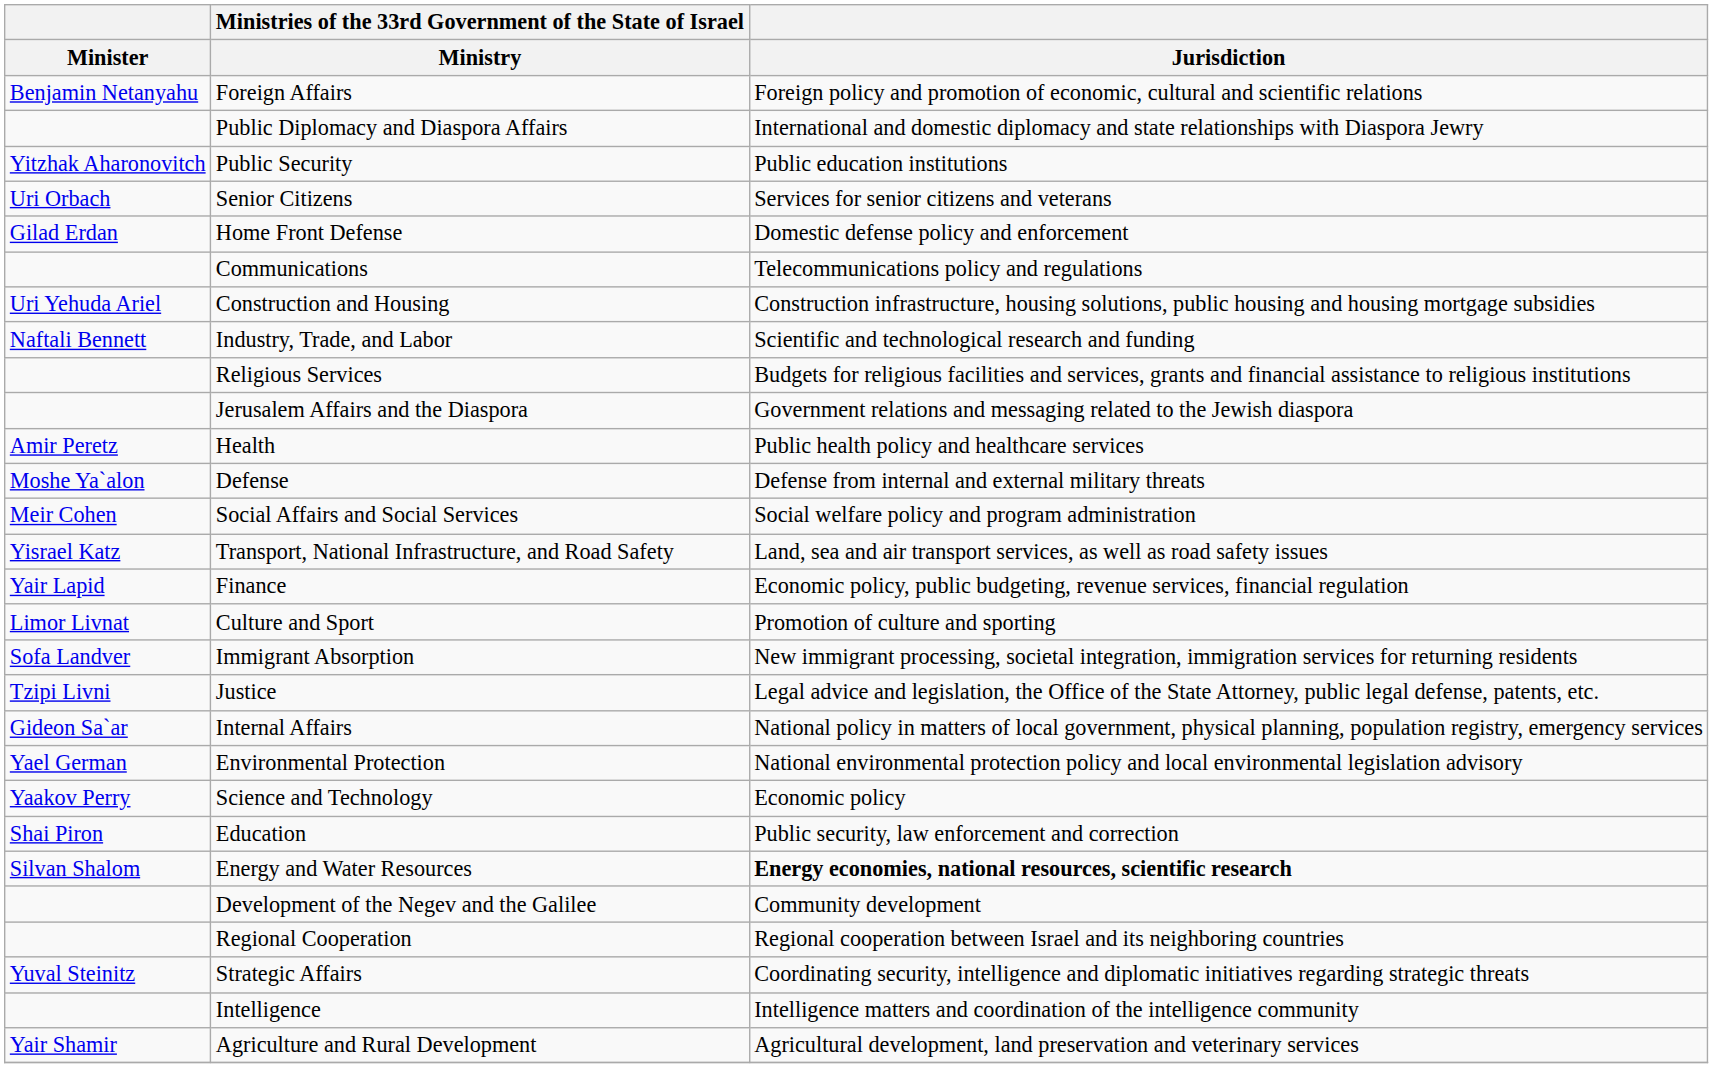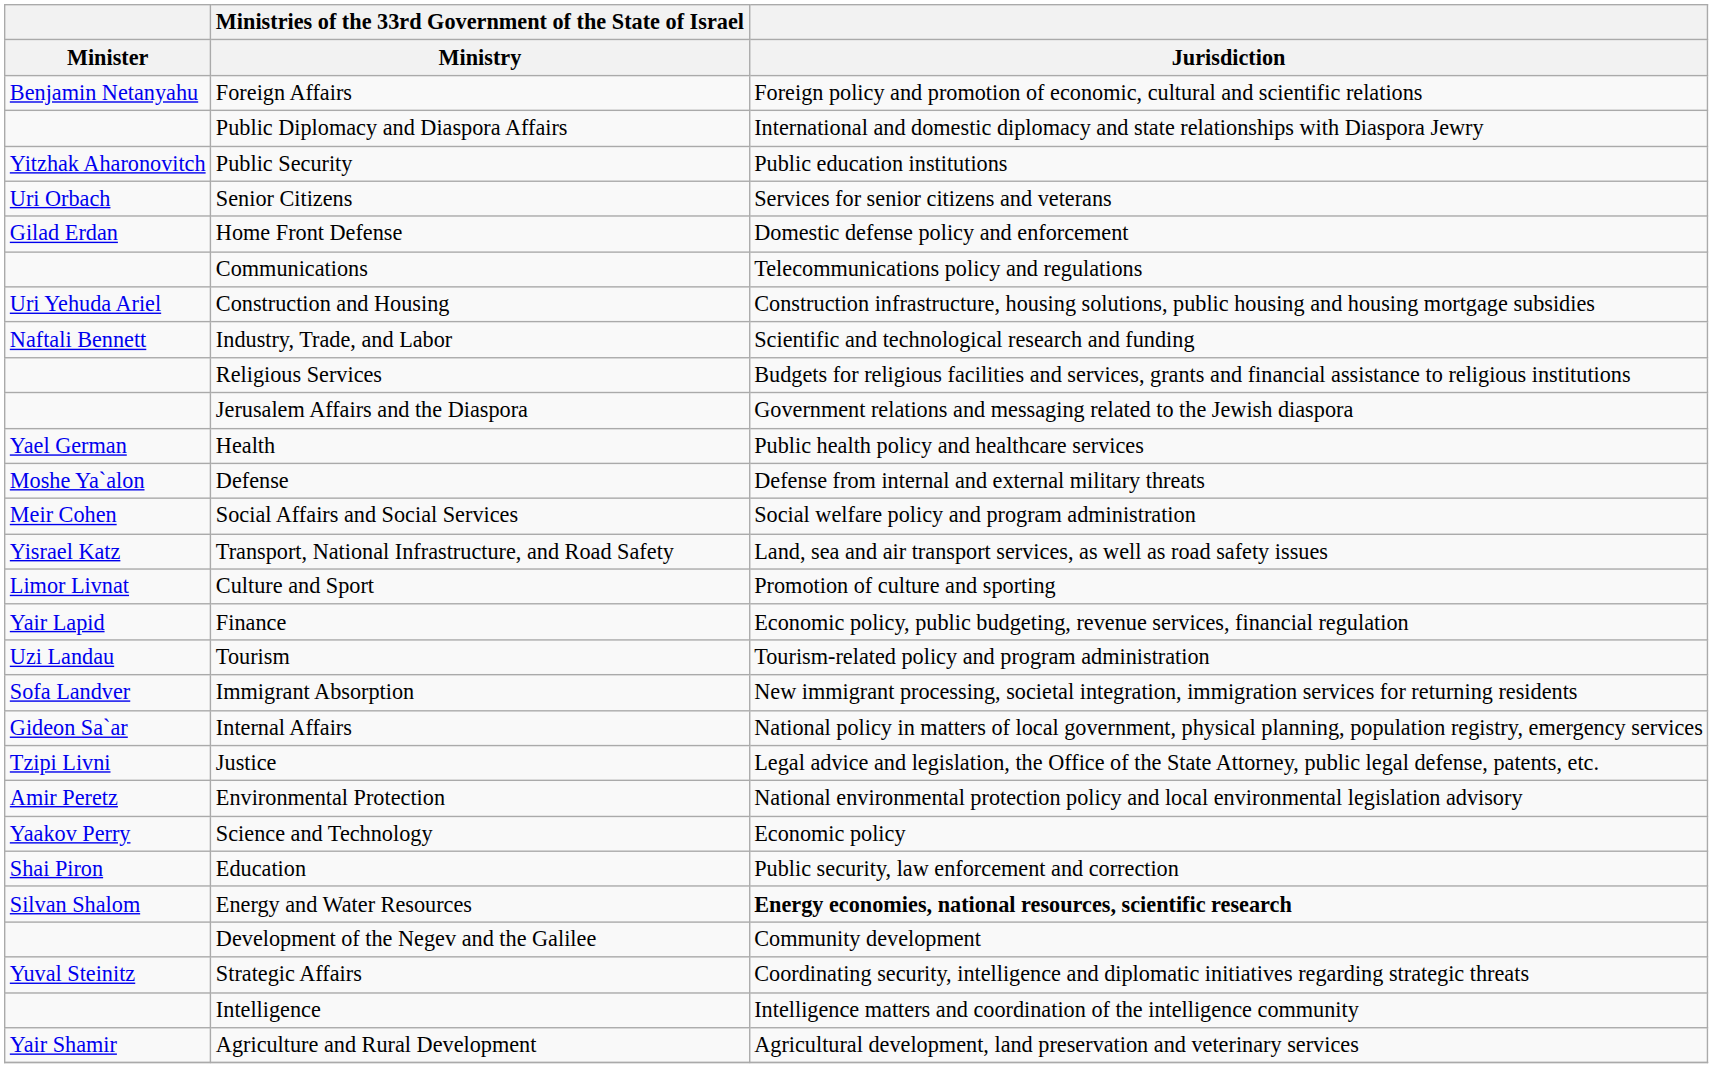(64, 445) Amir Peretz -> (68, 445) Yael German
rows swapped: (295, 621) <-> (251, 586)
+ row: (253, 657)
rows swapped: (246, 692) <-> (284, 727)
(68, 762) Yael German -> (64, 798) Amir Peretz
- row: (314, 939)
